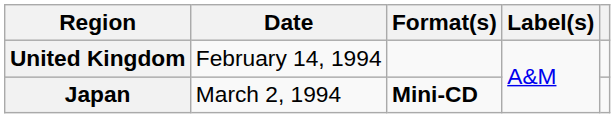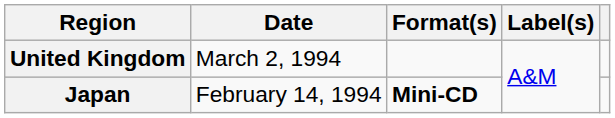(289, 58) February 14, 1994 -> (268, 58) March 2, 1994
(268, 94) March 2, 1994 -> (289, 94) February 14, 1994
